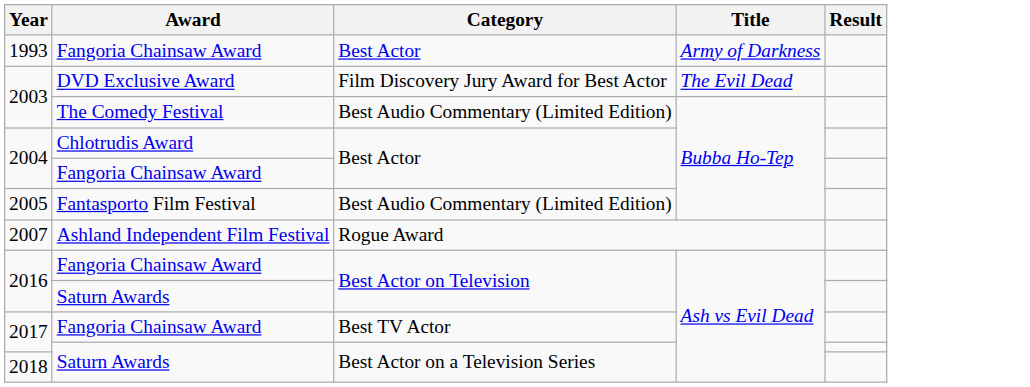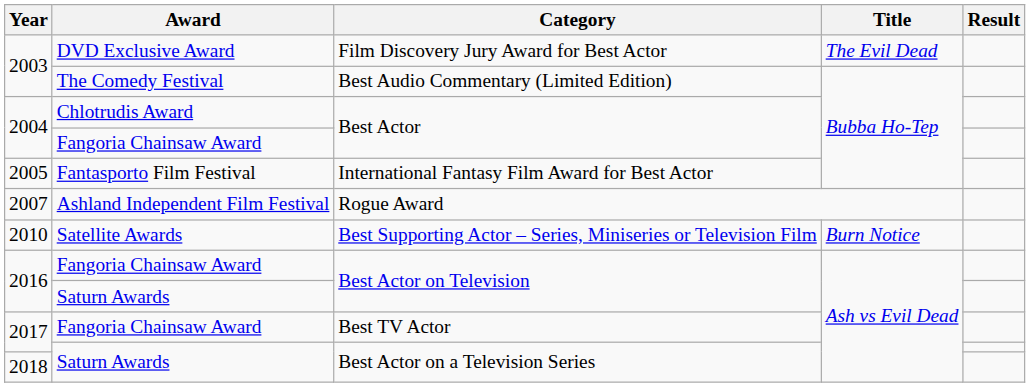- row: (28, 50)
(505, 204) Best Audio Commentary (Limited Edition) -> (526, 173) International Fantasy Film Award for Best Actor
+ row: (28, 234)
